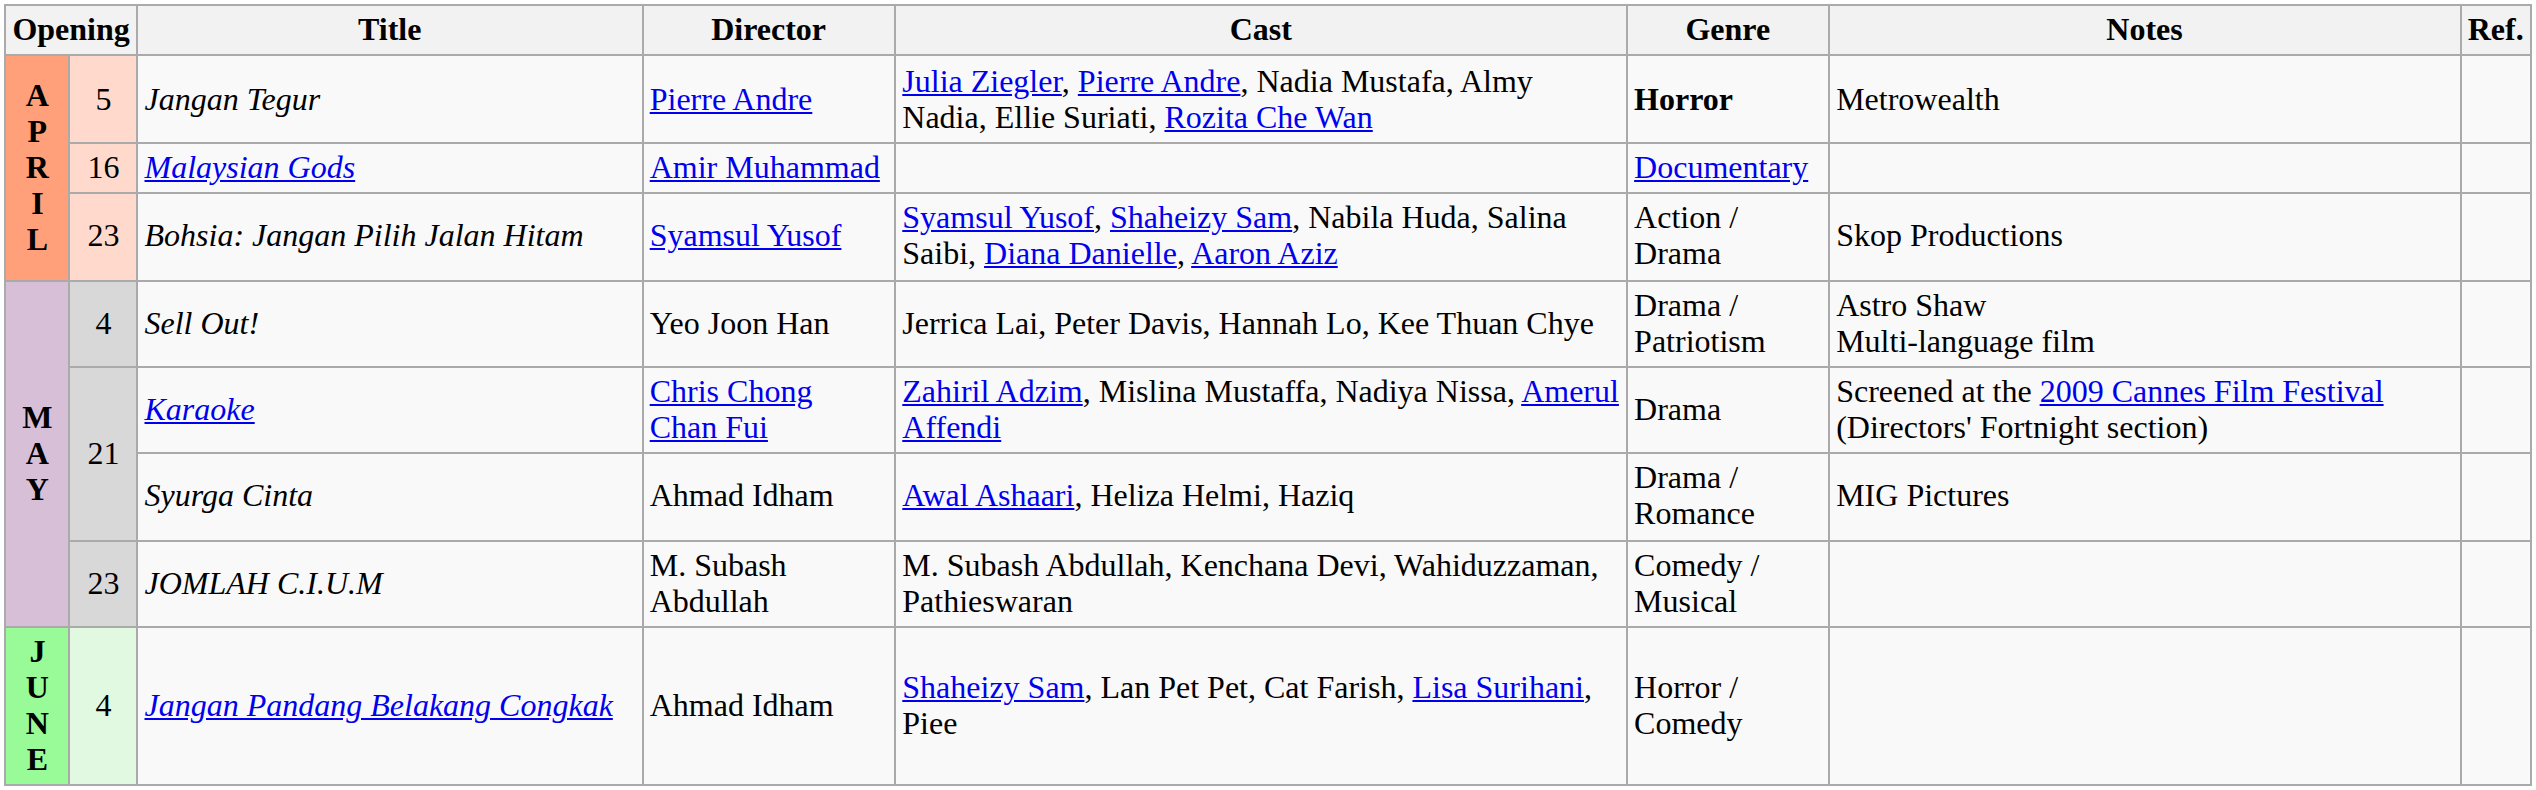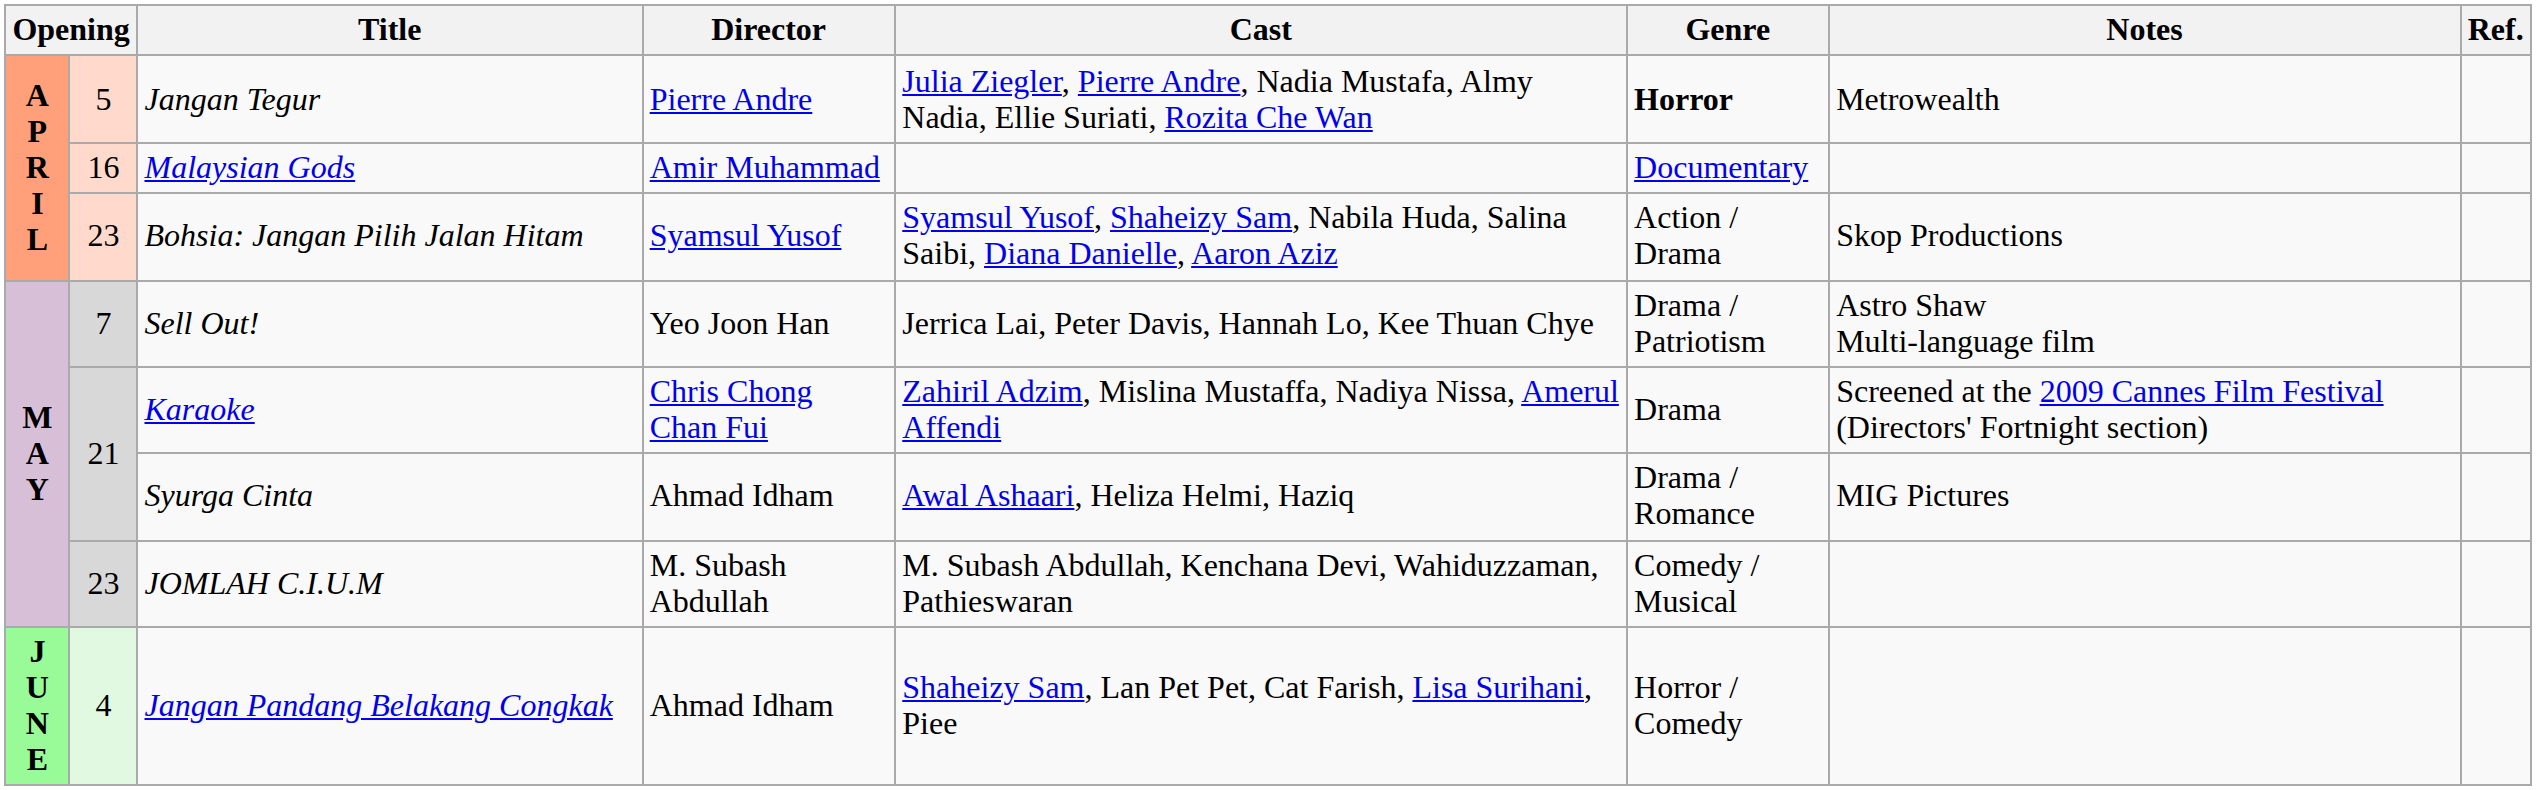(103, 322) 4 -> (103, 322) 7
